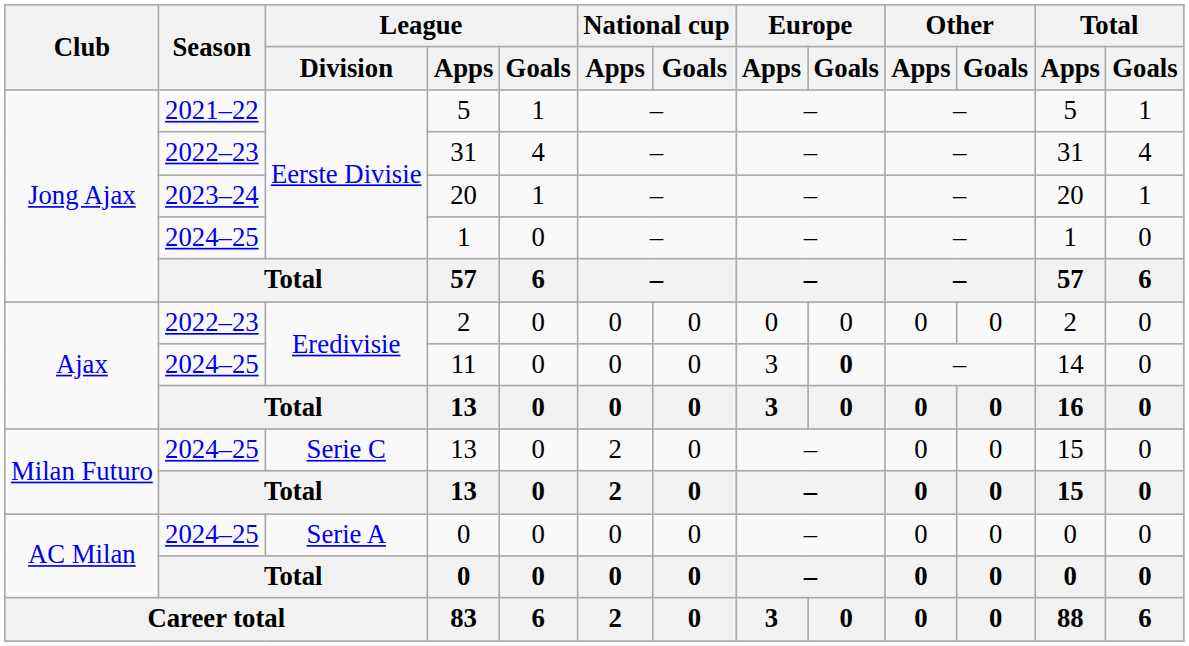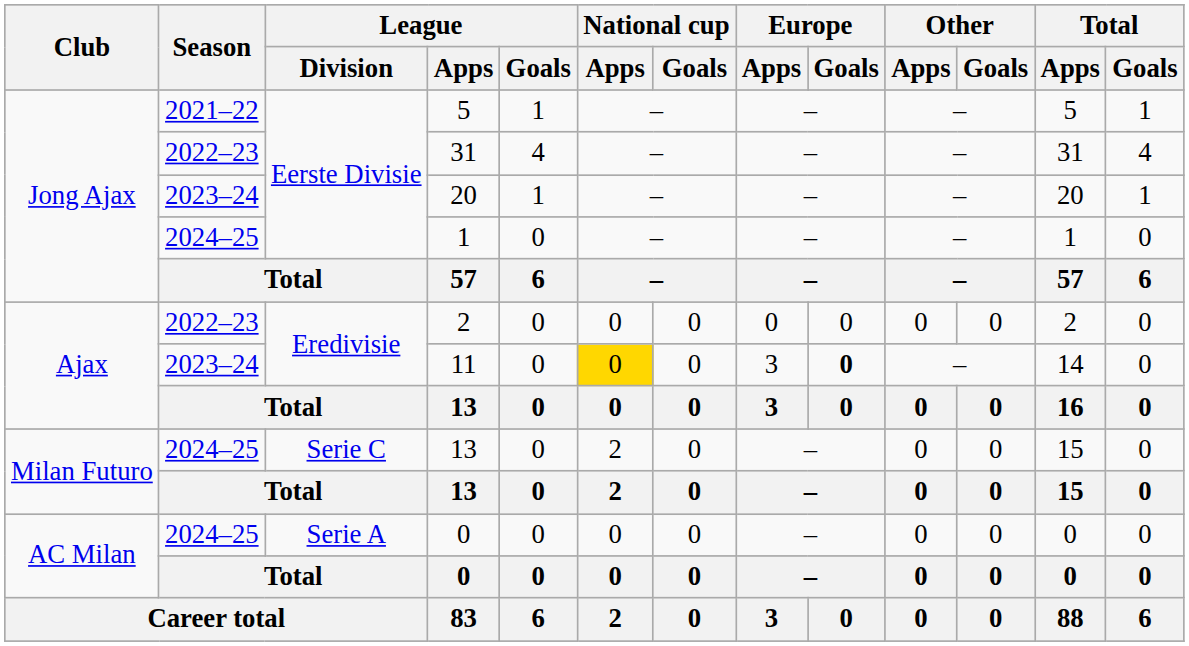(212, 364) 2024–25 -> (212, 364) 2023–24
(615, 364) no background -> (615, 364) gold background
